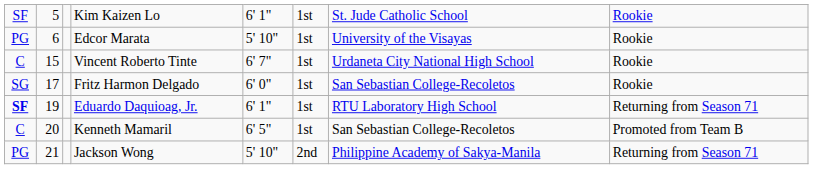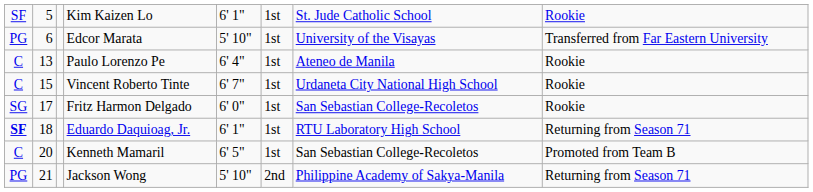(633, 38) Rookie -> (656, 38) Transferred from Far Eastern University
+ row: (116, 61)
(52, 107) 19 -> (46, 130) 18
